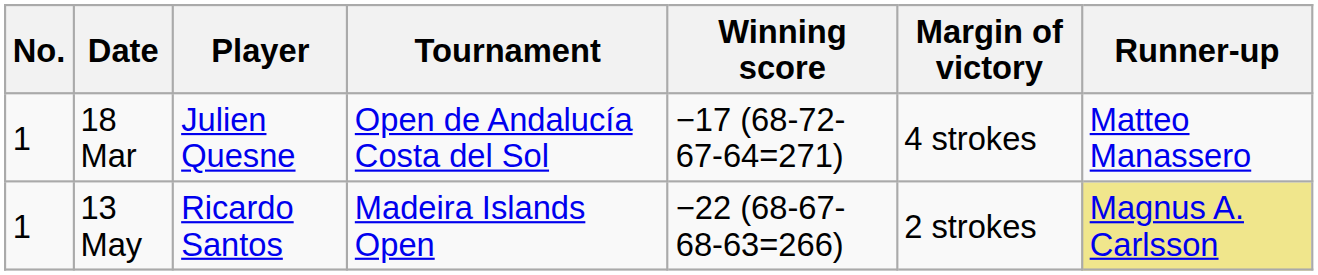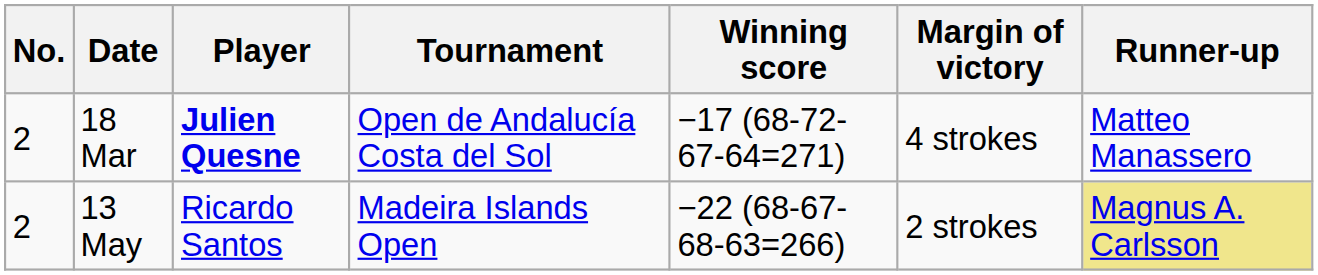(22, 138) 1 -> (22, 138) 2
(238, 138) normal -> (241, 138) bold
(22, 226) 1 -> (22, 226) 2
